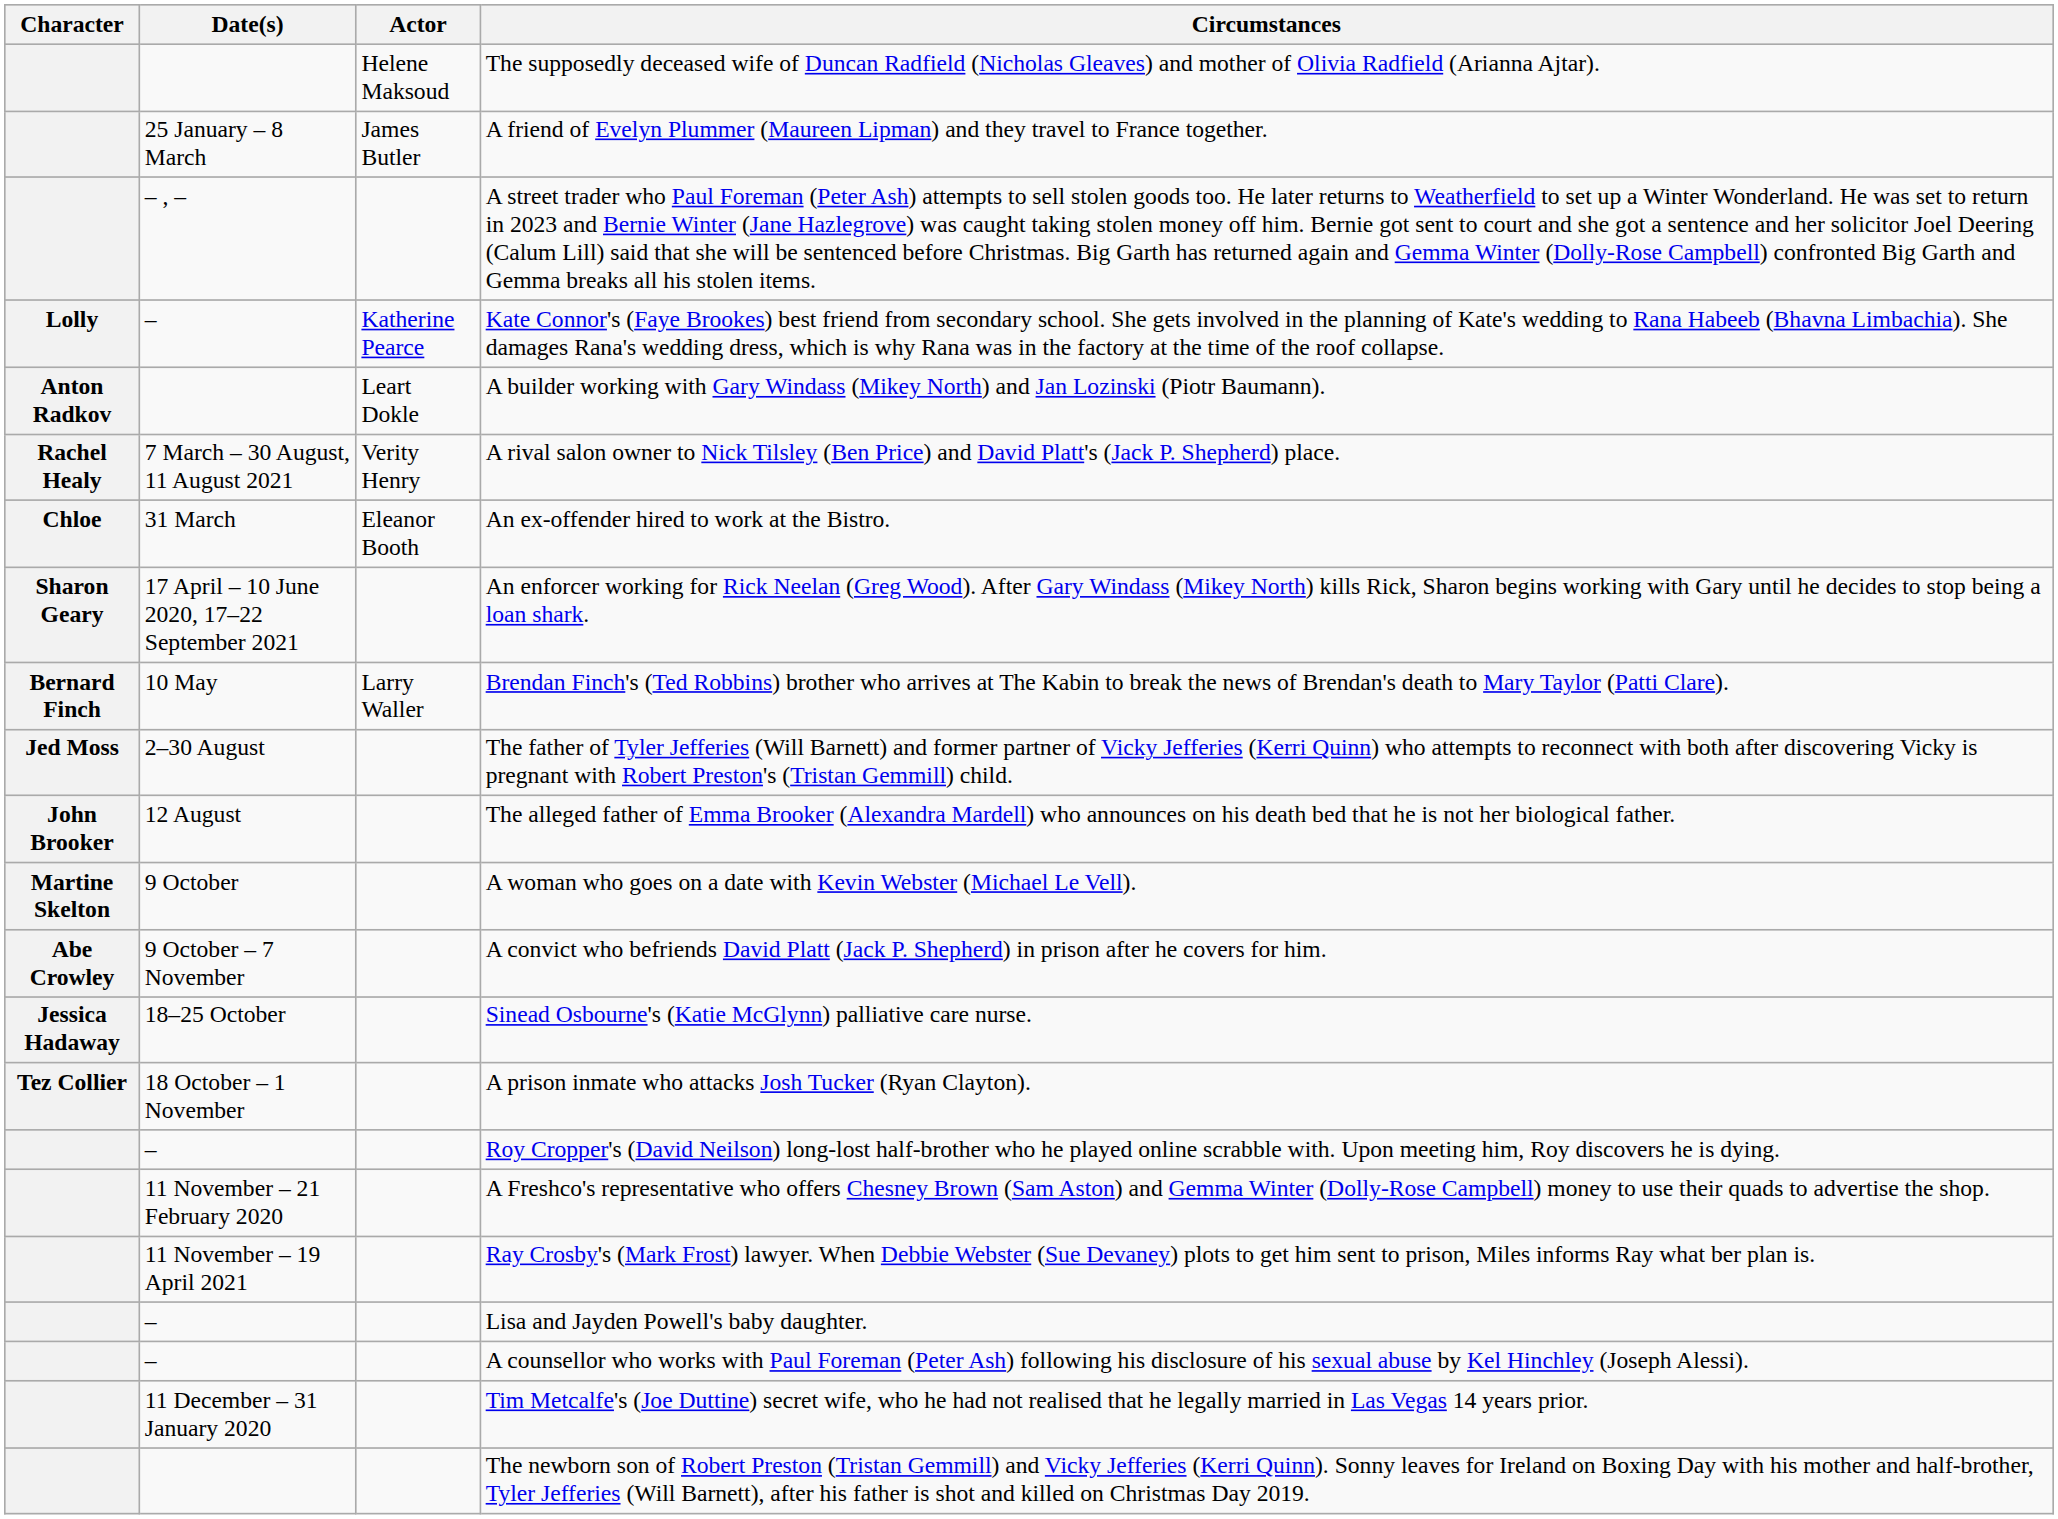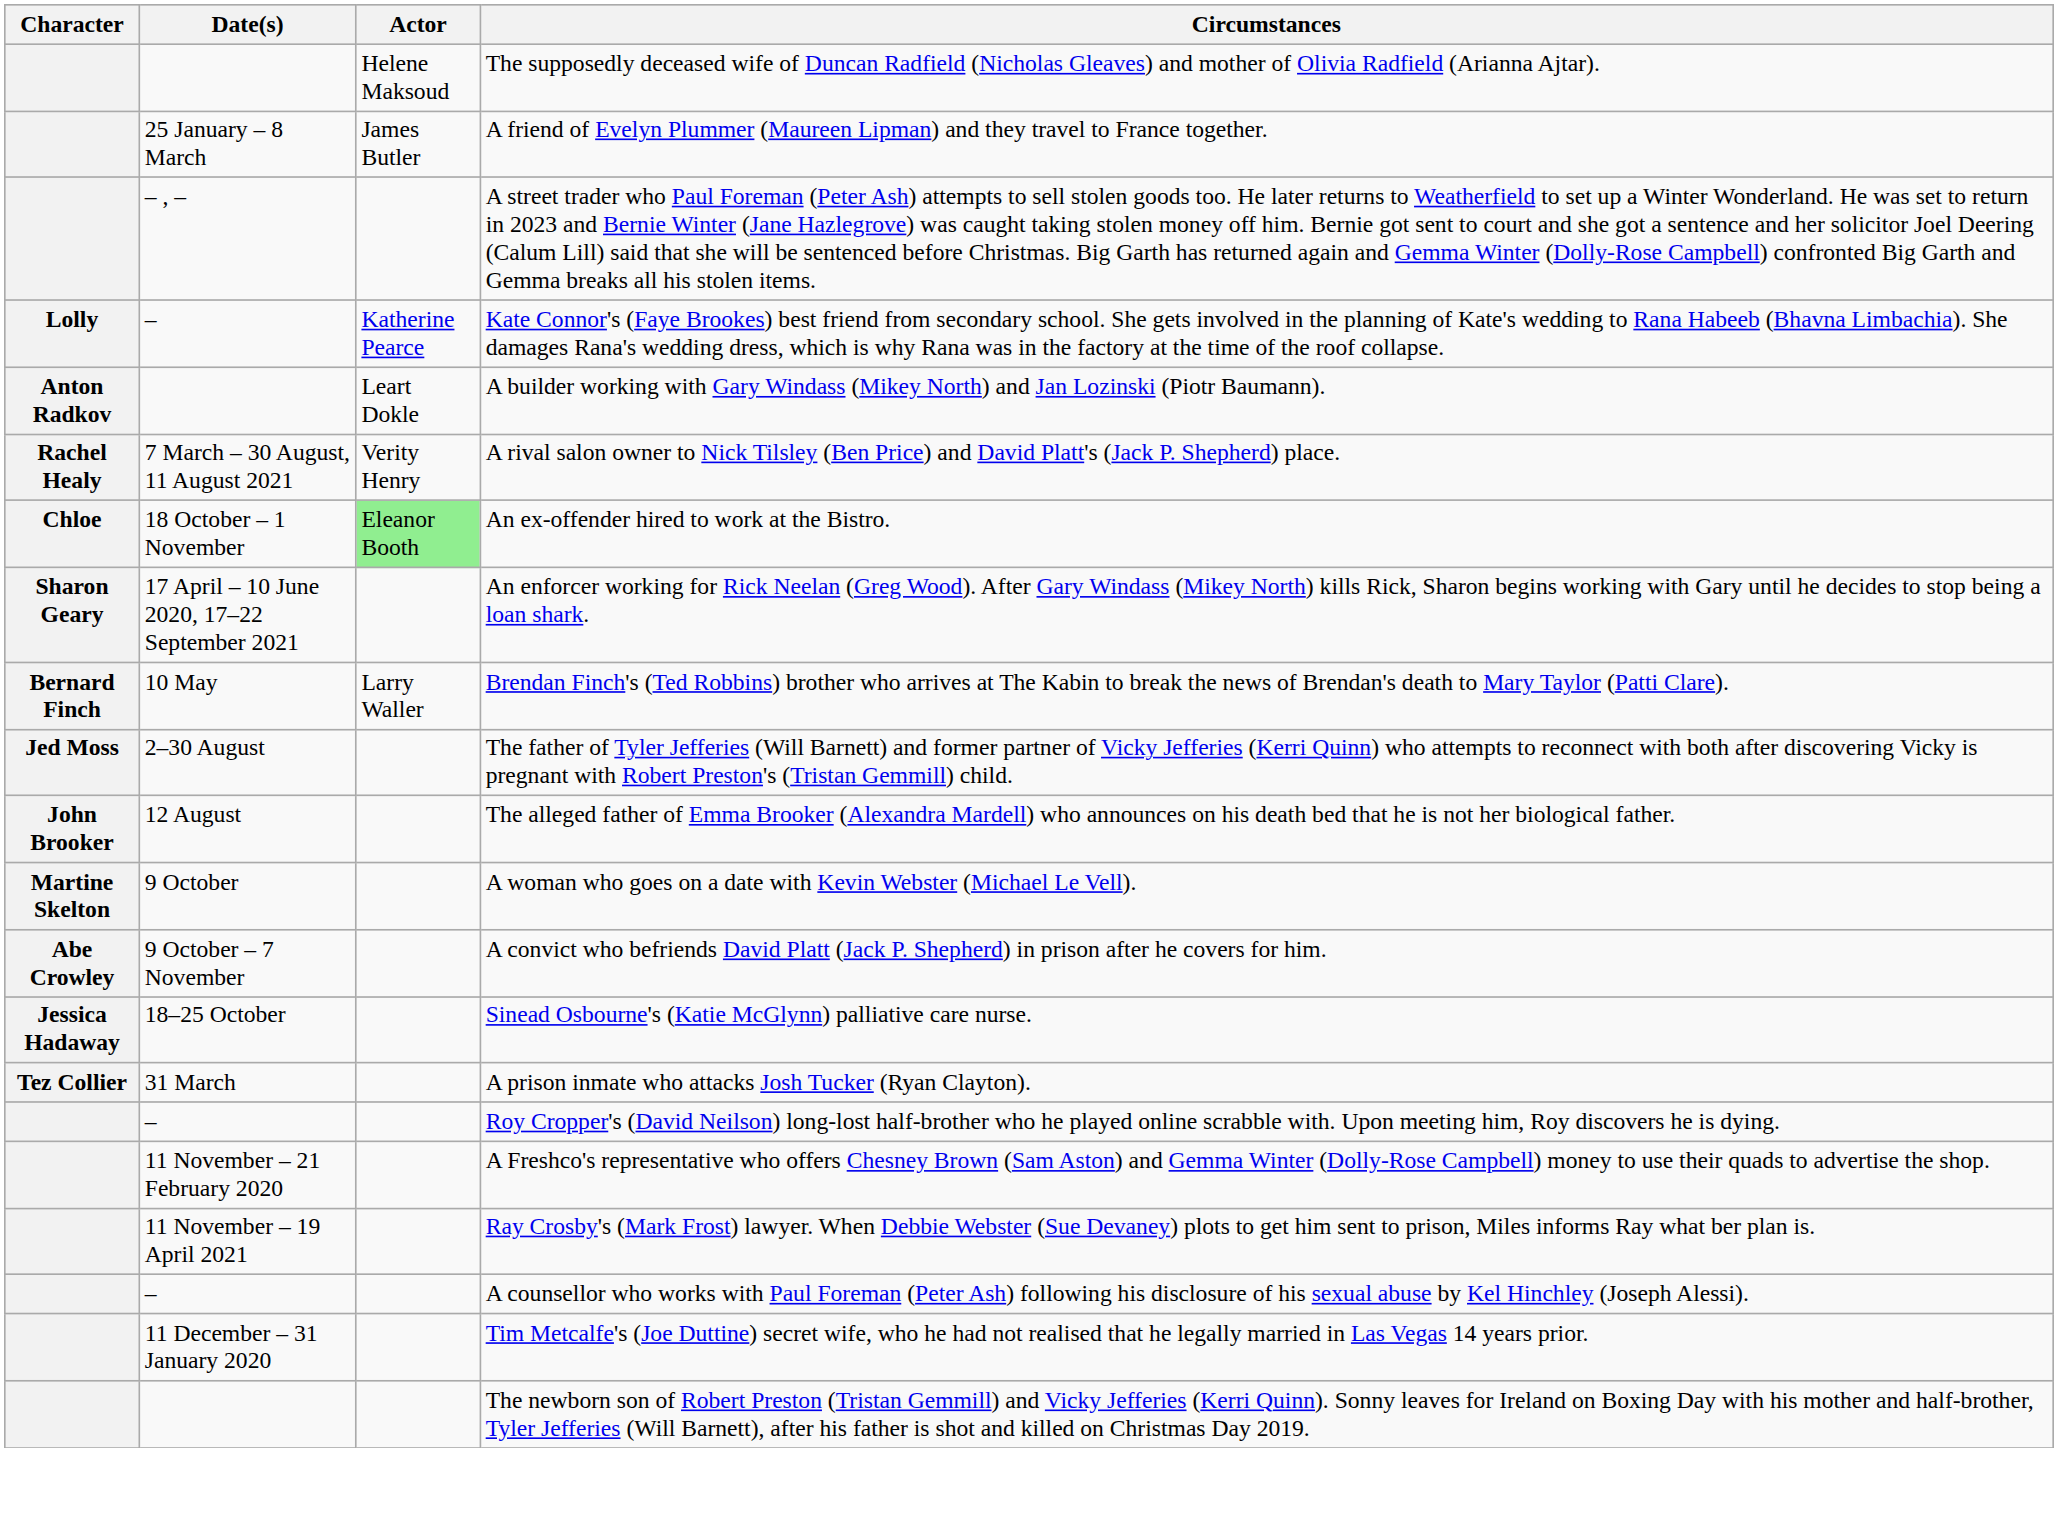(190, 520) 31 March -> (215, 533) 18 October – 1 November
(398, 533) no background -> (398, 533) lightgreen background
(215, 1096) 18 October – 1 November -> (190, 1082) 31 March
- row: (677, 1322)
